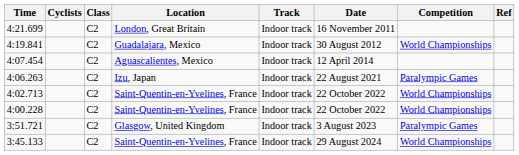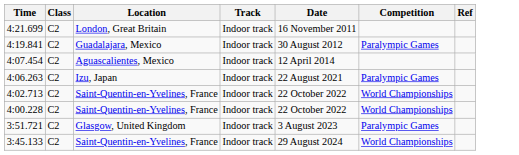- column: (65, 12)
(446, 45) World Championships -> (400, 45) Paralympic Games
